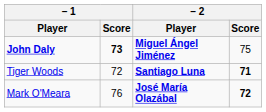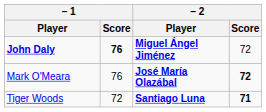(117, 50) 73 -> (117, 50) 76
(245, 50) 75 -> (245, 50) 72
rows swapped: (35, 71) <-> (38, 93)
